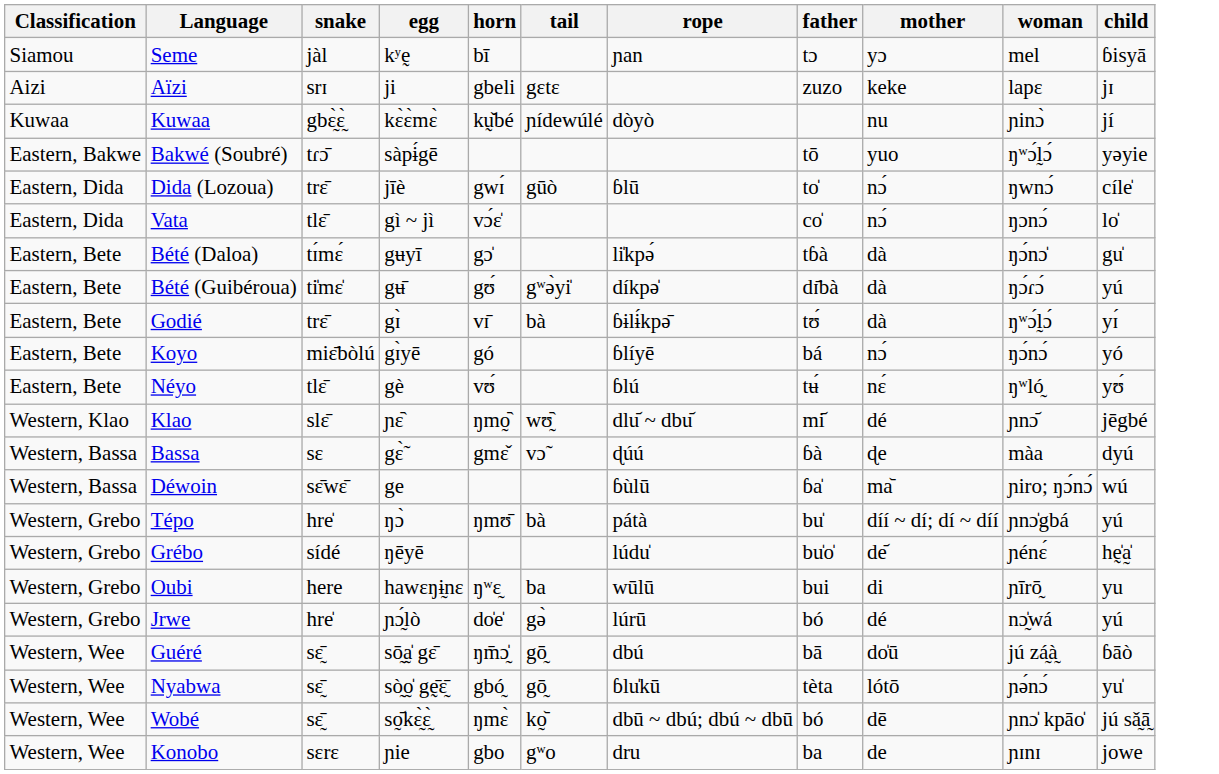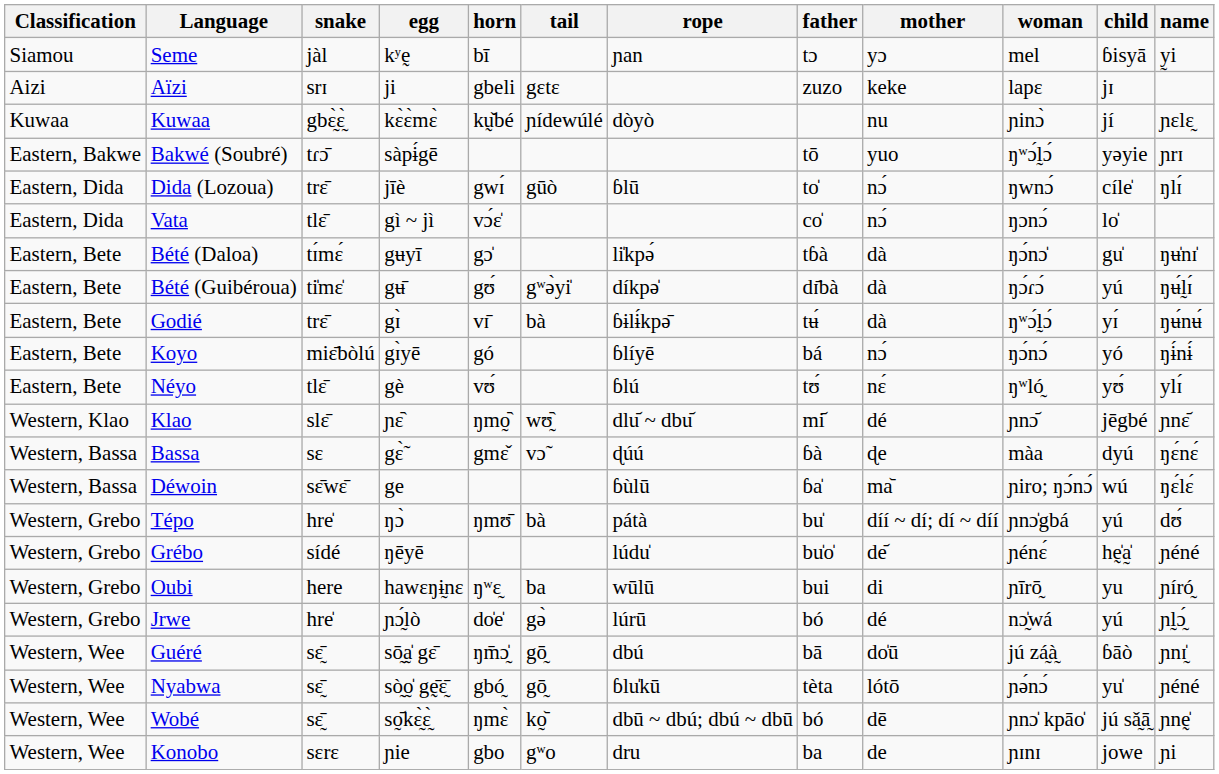+ column: (1185, 21)
(811, 320) tʊ́ -> (811, 320) tʉ́
(811, 386) tʉ́ -> (811, 386) tʊ́
